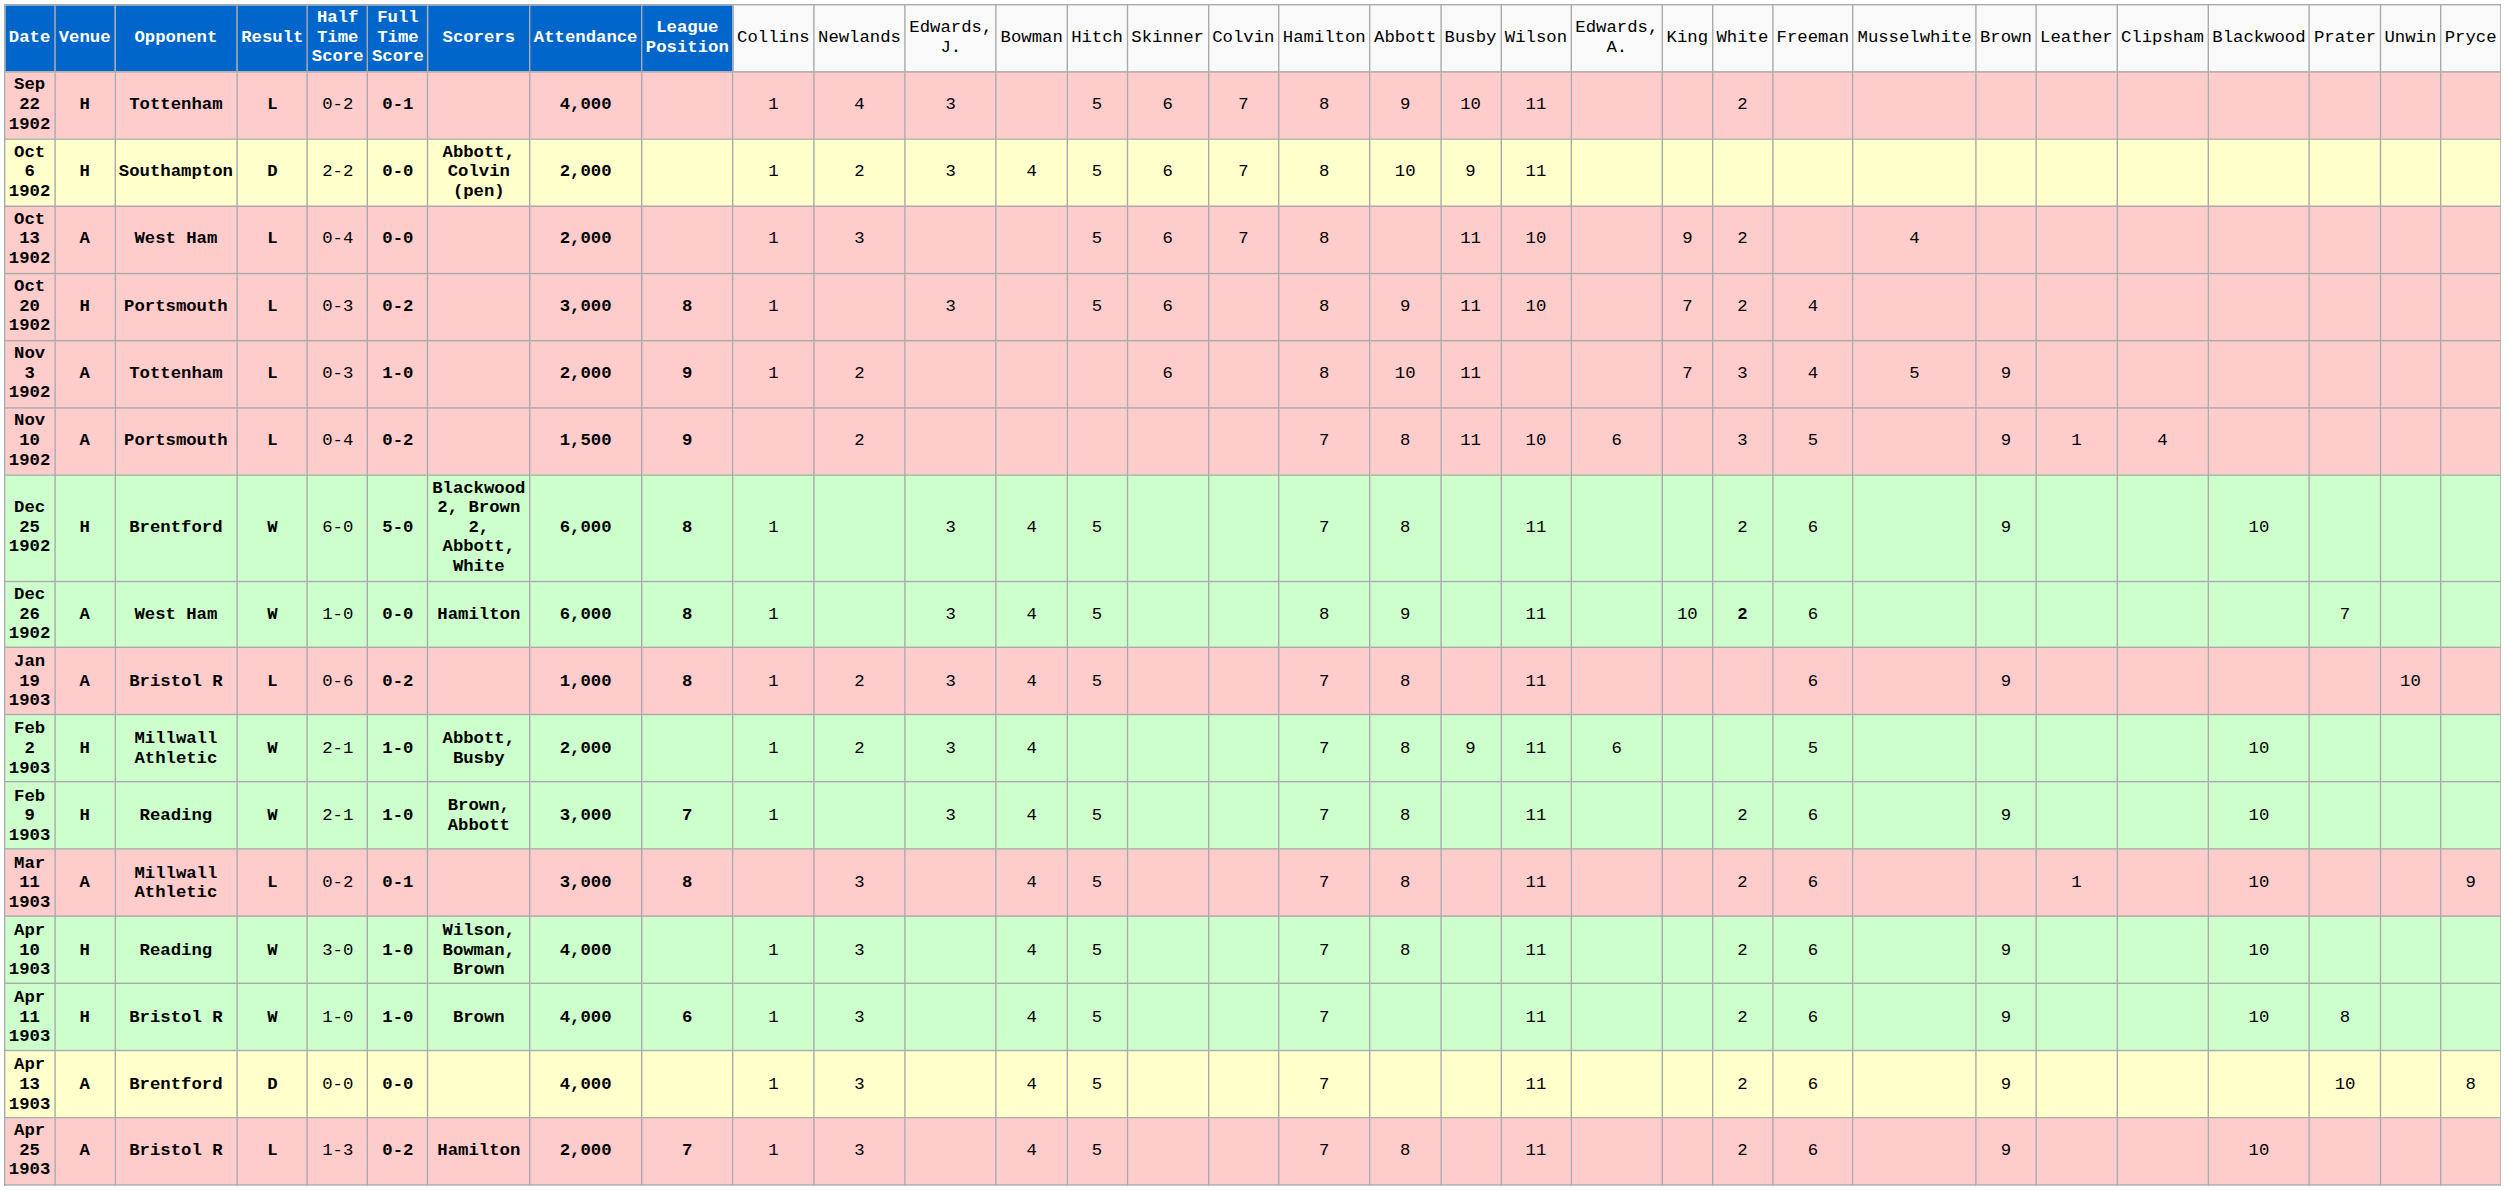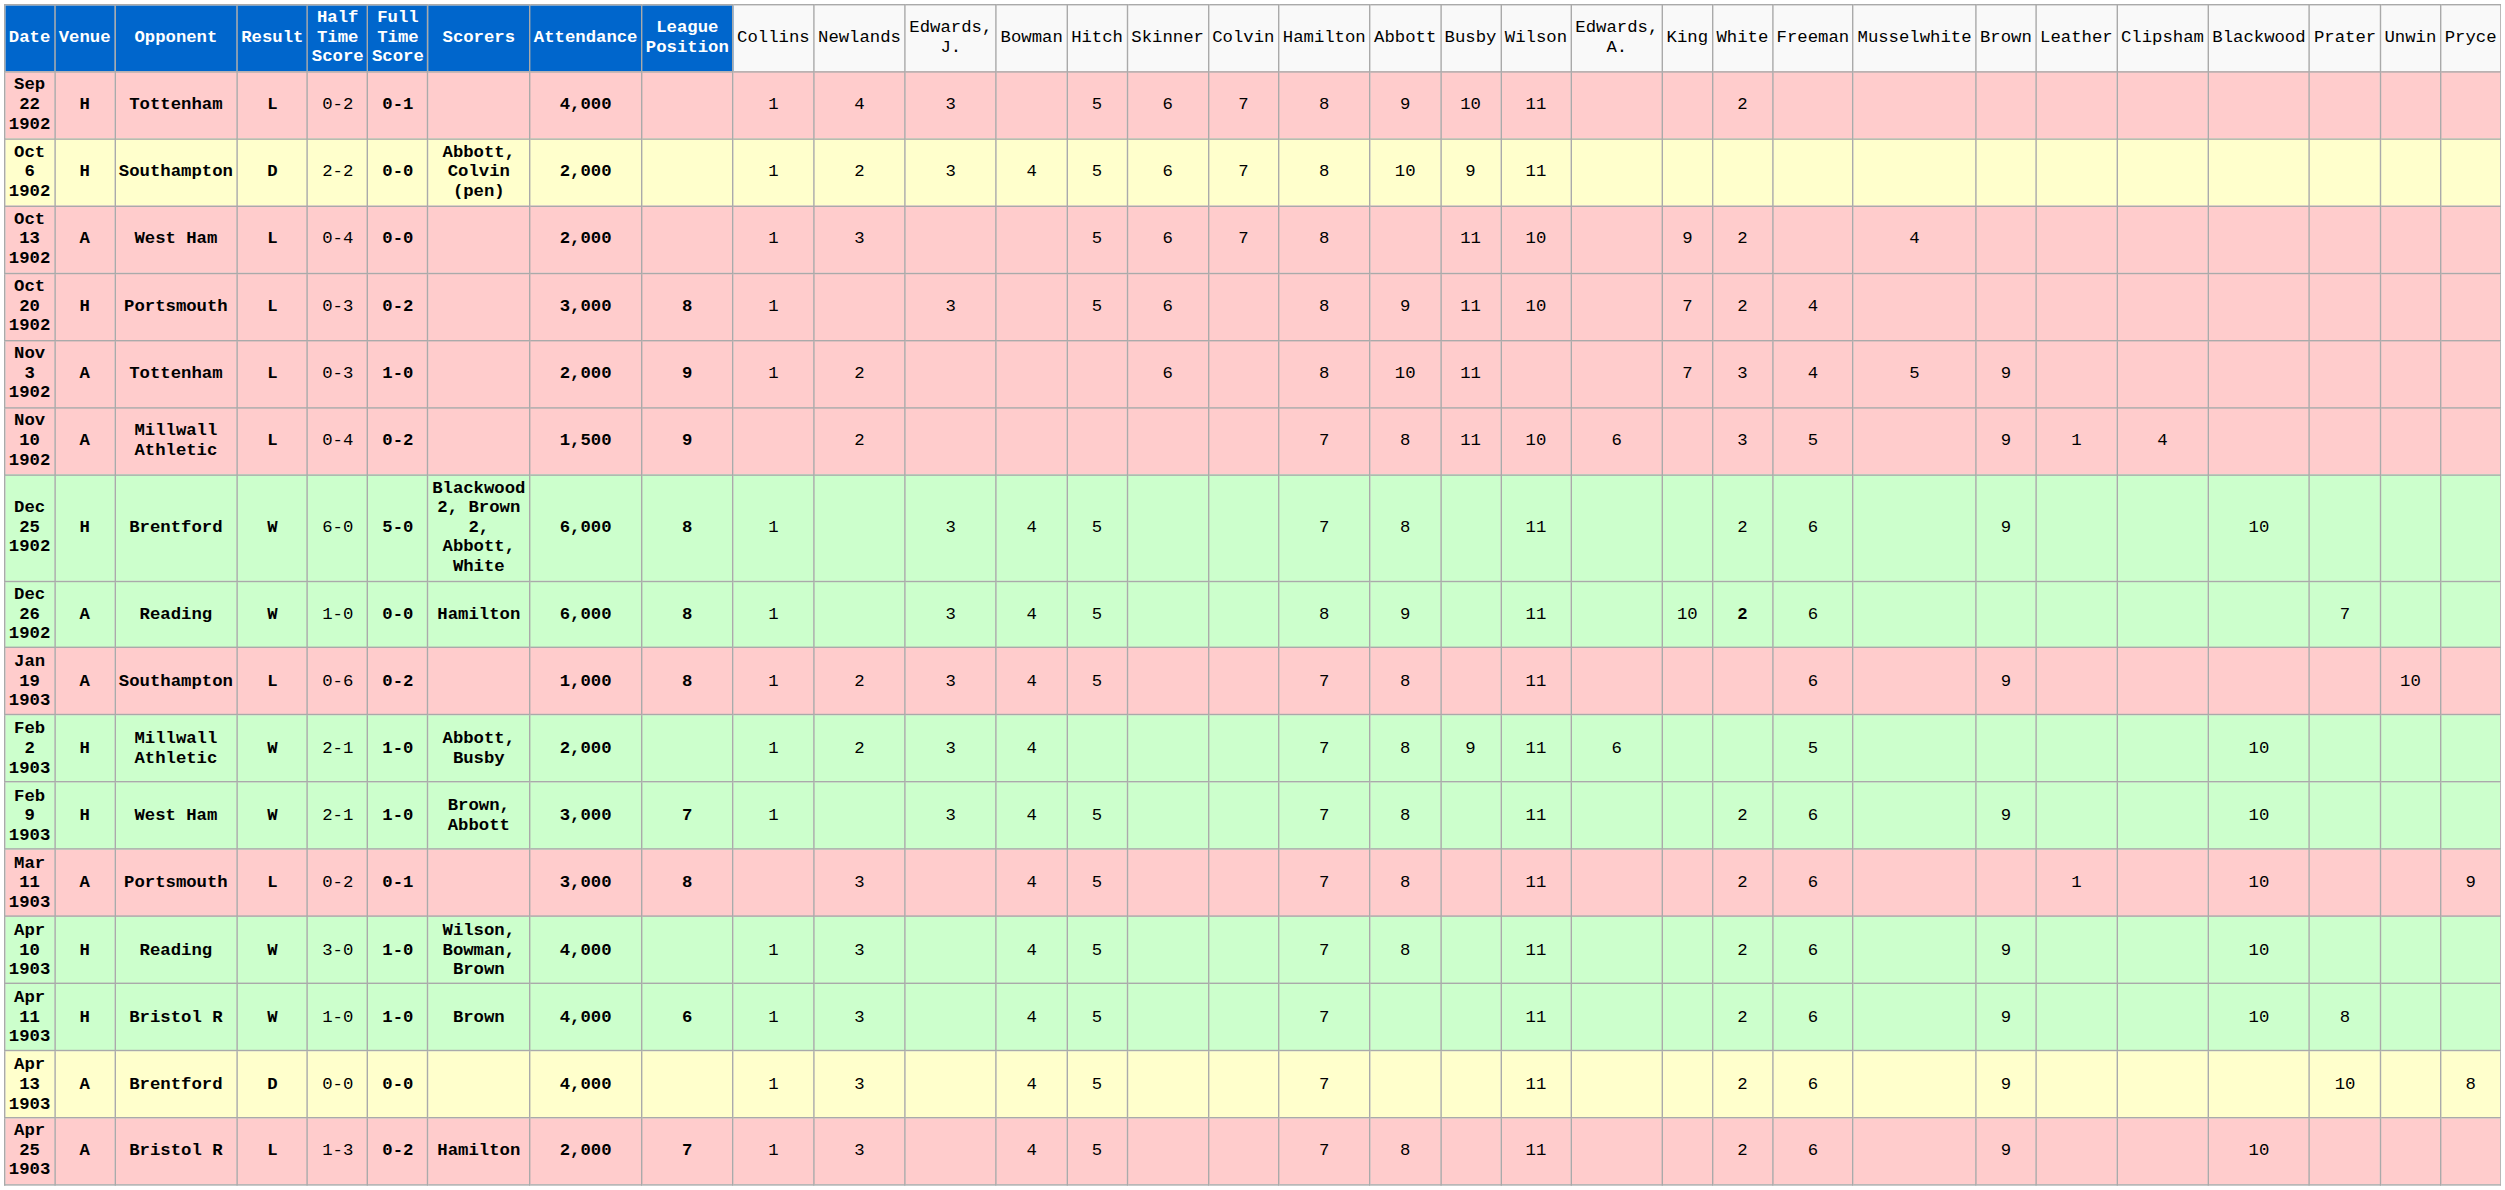(176, 441) Portsmouth -> (176, 441) Millwall Athletic
(176, 615) West Ham -> (176, 615) Reading
(176, 682) Bristol R -> (176, 682) Southampton
(176, 816) Reading -> (176, 816) West Ham
(176, 883) Millwall Athletic -> (176, 883) Portsmouth
